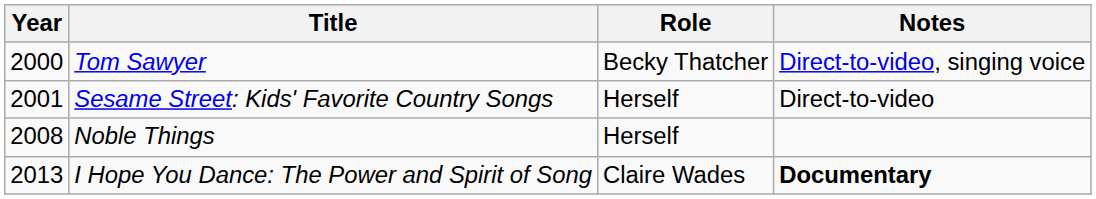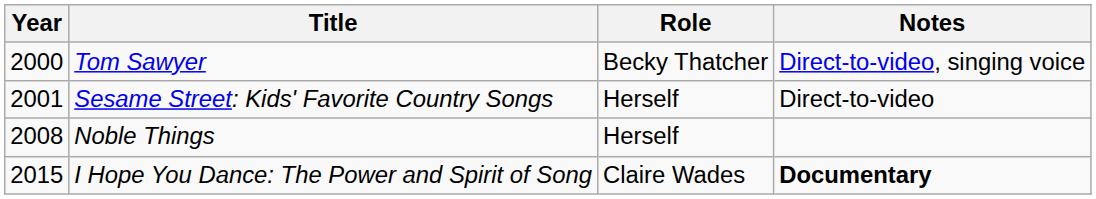(37, 174) 2013 -> (37, 174) 2015
